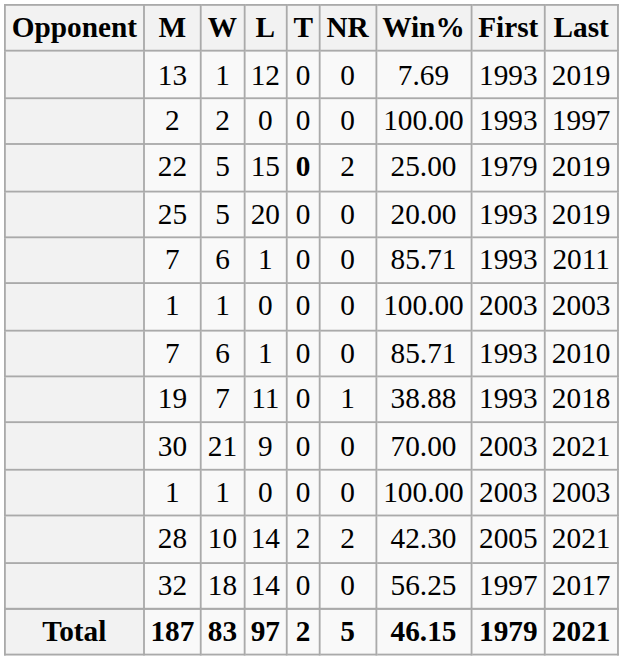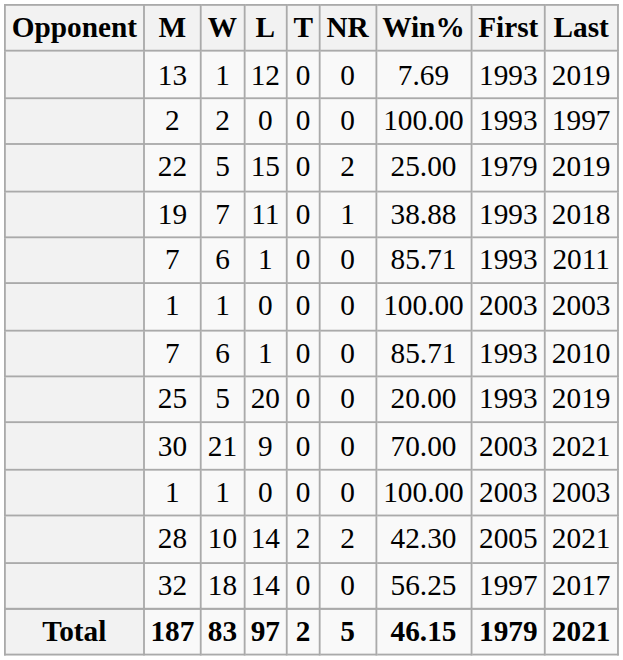(303, 167) bold -> (303, 167) normal
rows swapped: (172, 213) <-> (172, 399)
